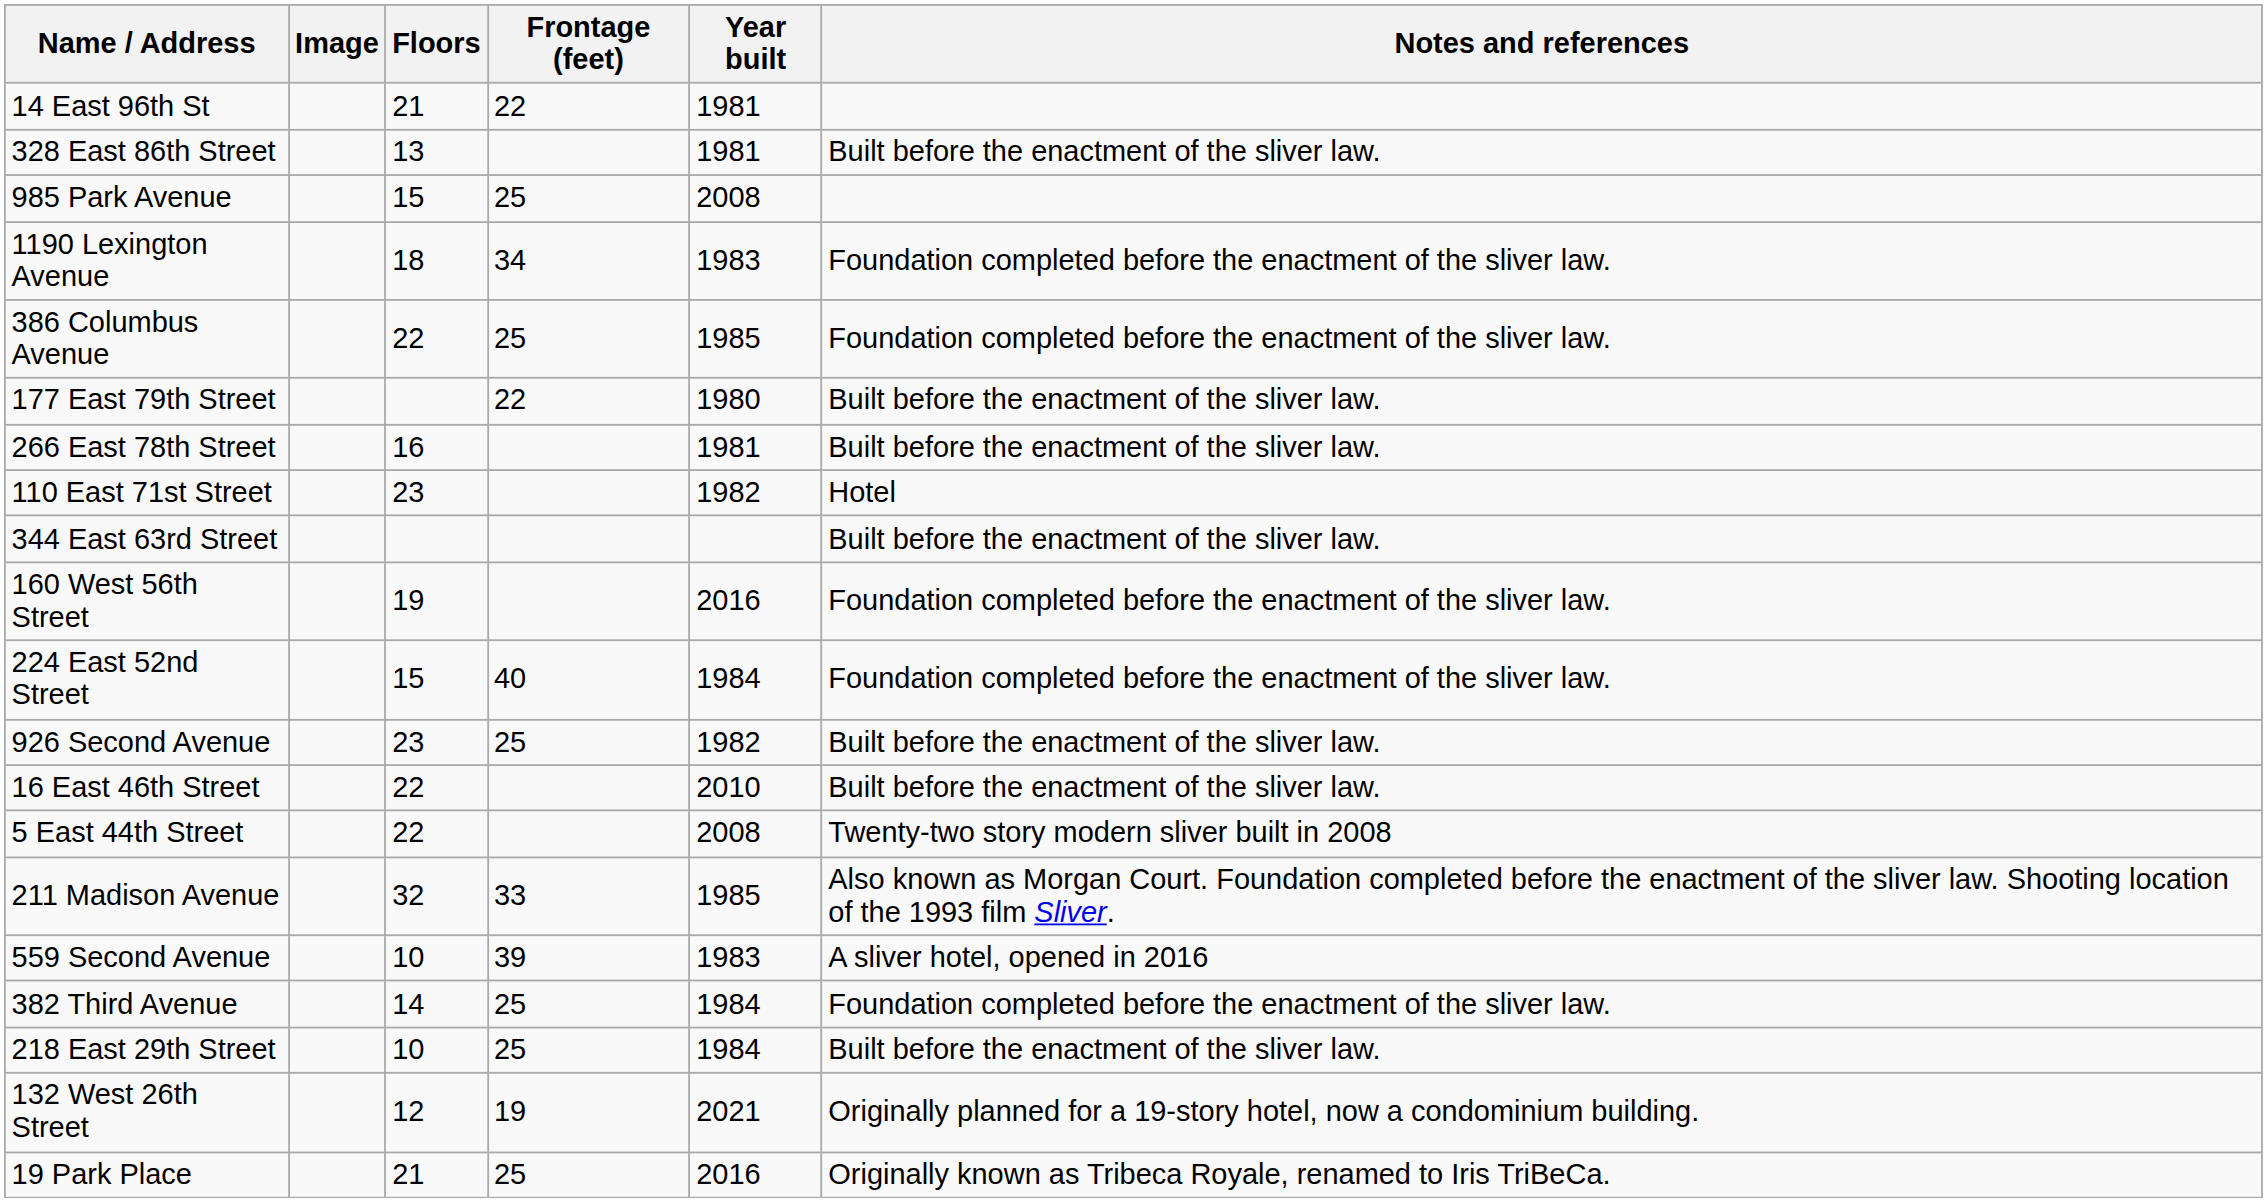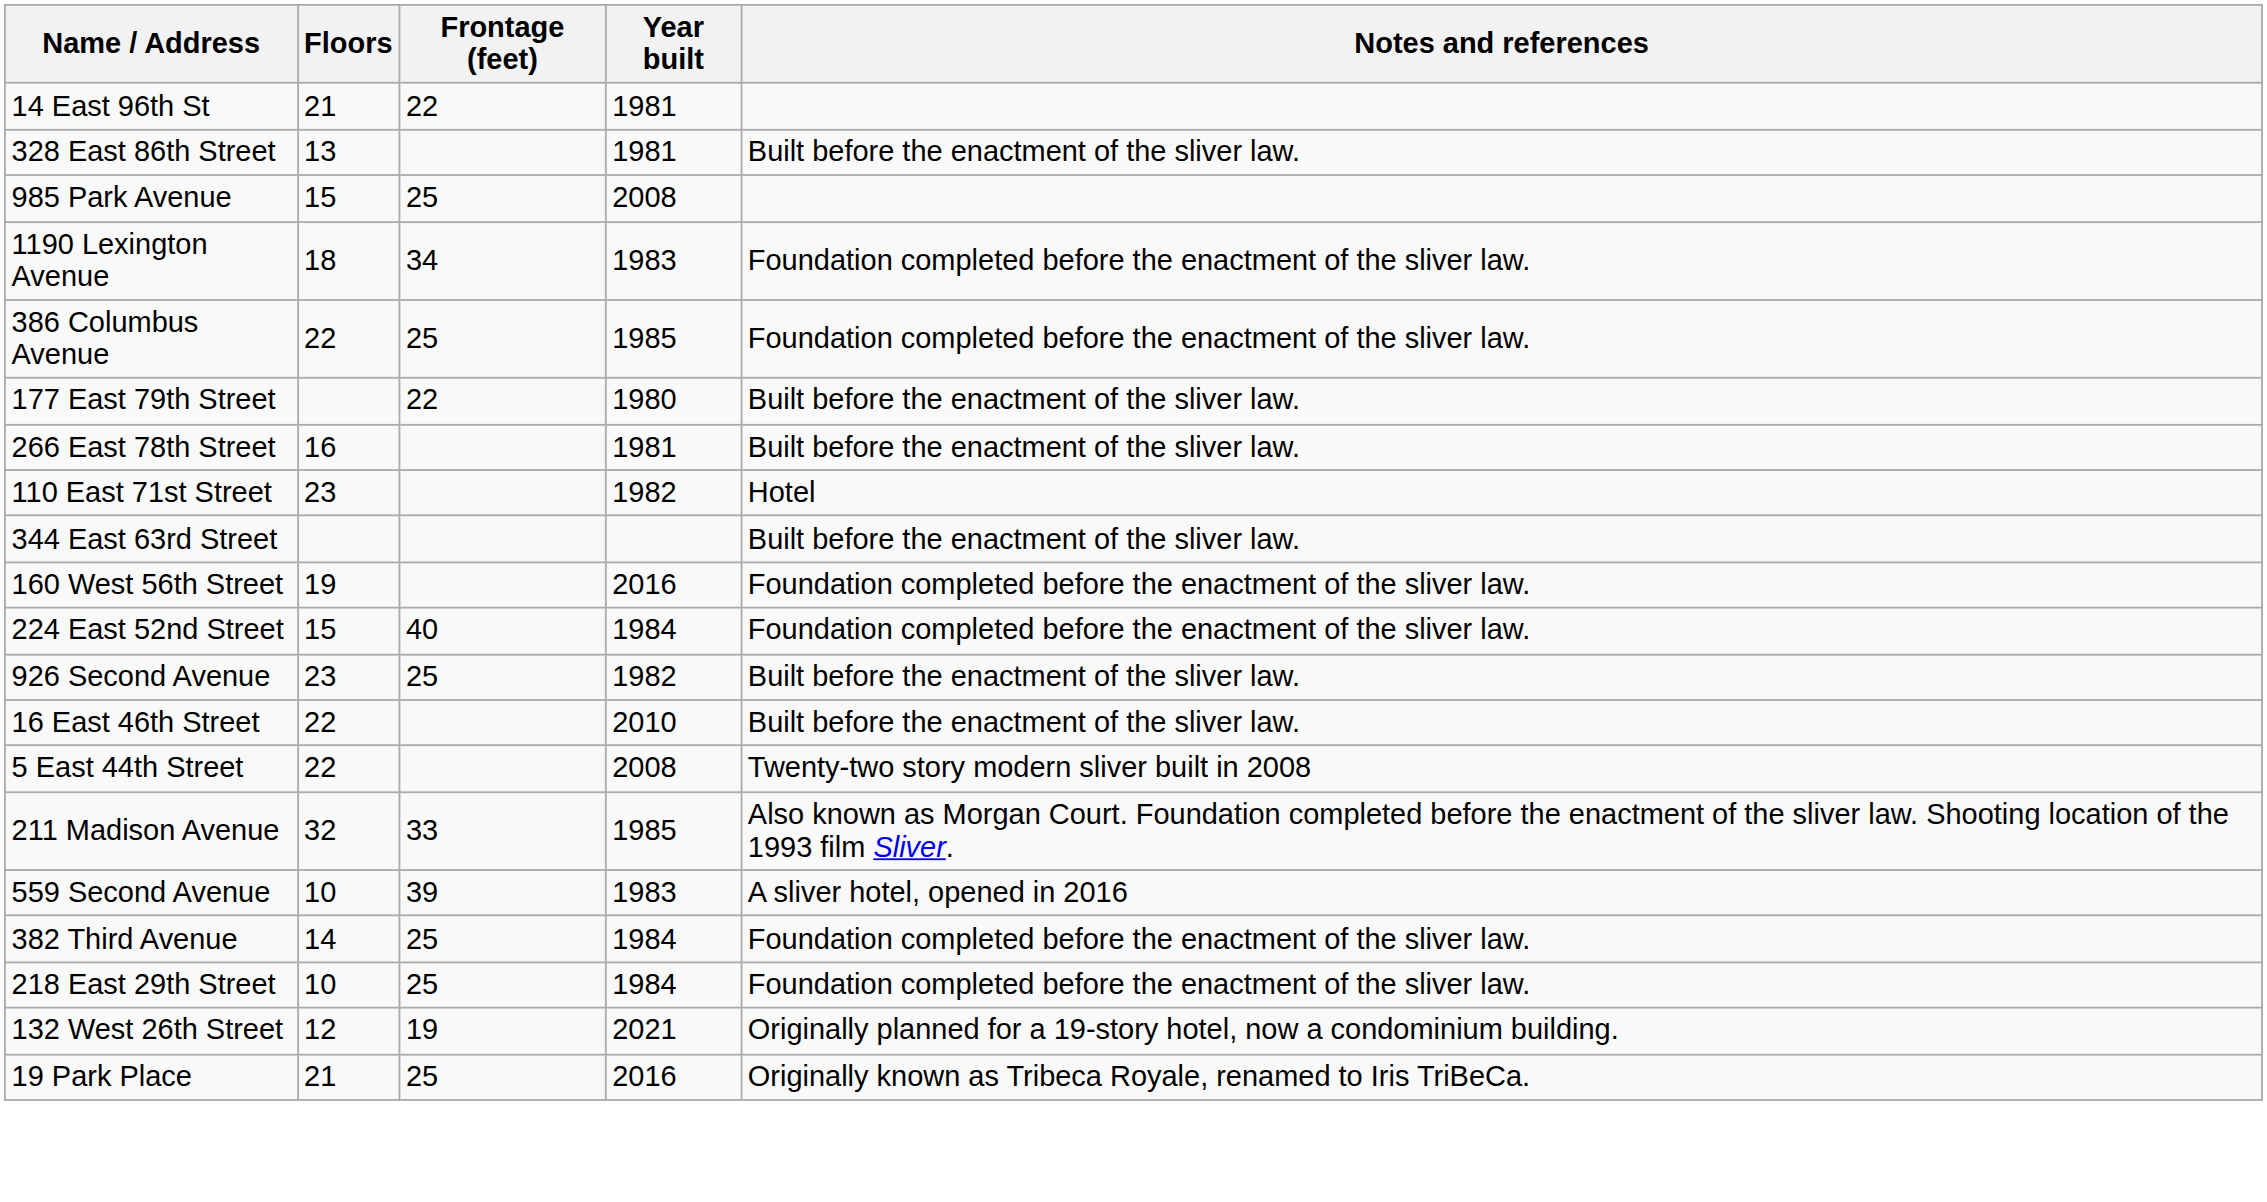- column: (337, 43)
(1104, 1049) Built before the enactment of the sliver law. -> (1139, 984) Foundation completed before the enactment of the sliver law.
